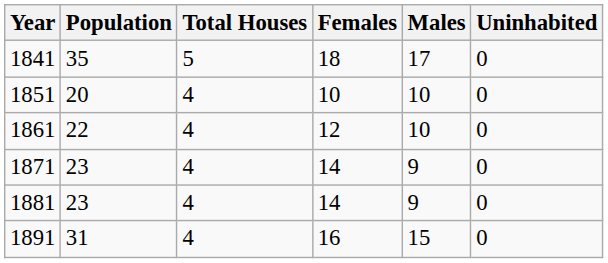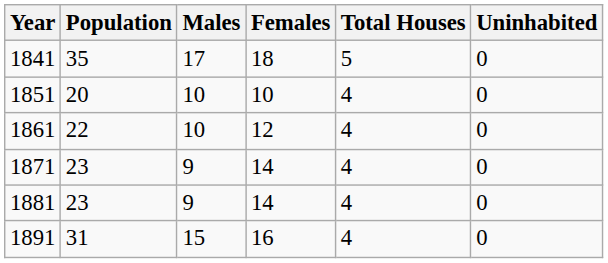columns swapped: (437, 22) <-> (245, 22)
